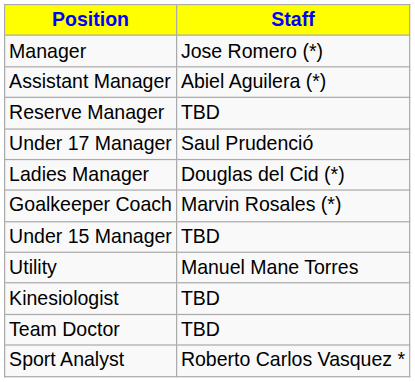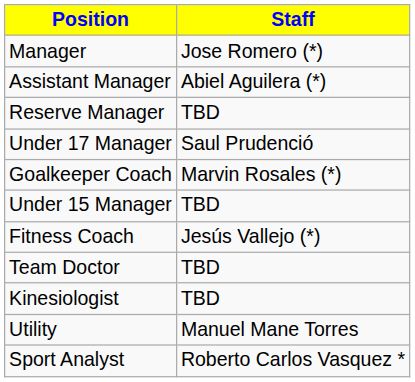- row: (79, 174)
+ row: (71, 236)
rows swapped: (64, 329) <-> (33, 267)
